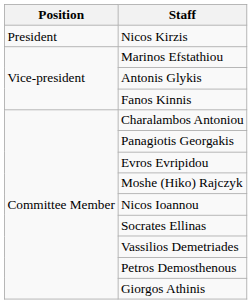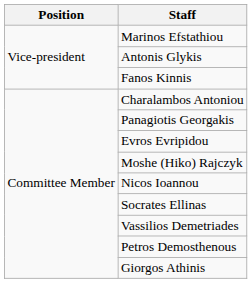- row: (154, 36)
